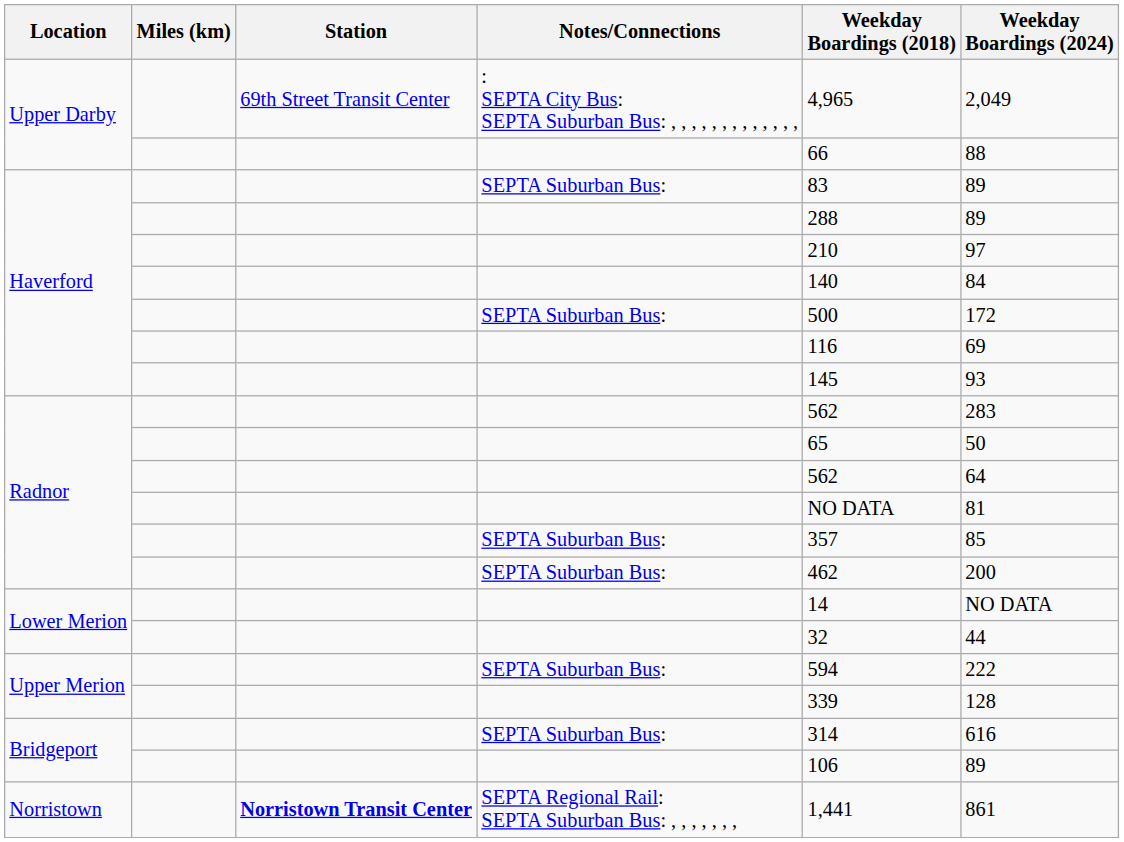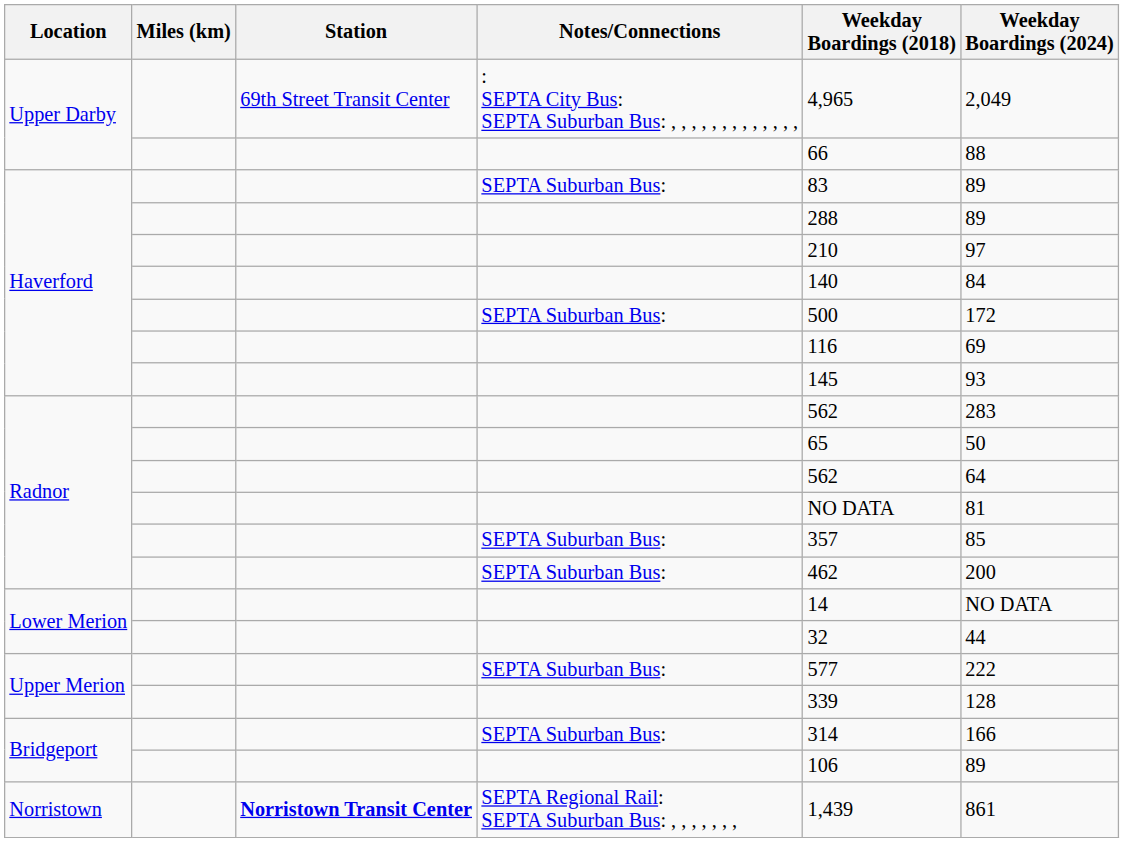(823, 669) 594 -> (823, 669) 577
(981, 733) 616 -> (981, 733) 166
(830, 809) 1,441 -> (830, 809) 1,439
